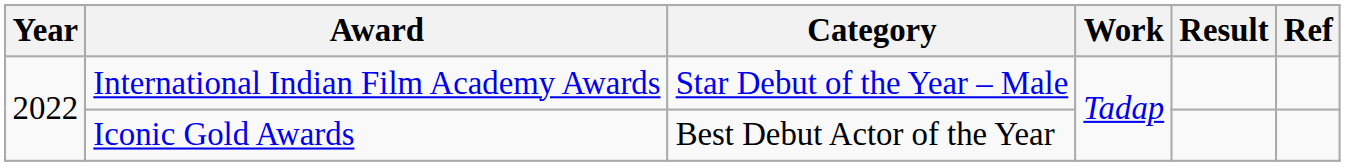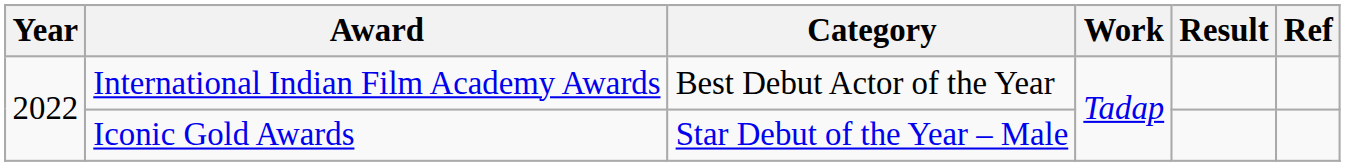(872, 82) Star Debut of the Year – Male -> (865, 82) Best Debut Actor of the Year
(865, 134) Best Debut Actor of the Year -> (872, 134) Star Debut of the Year – Male
